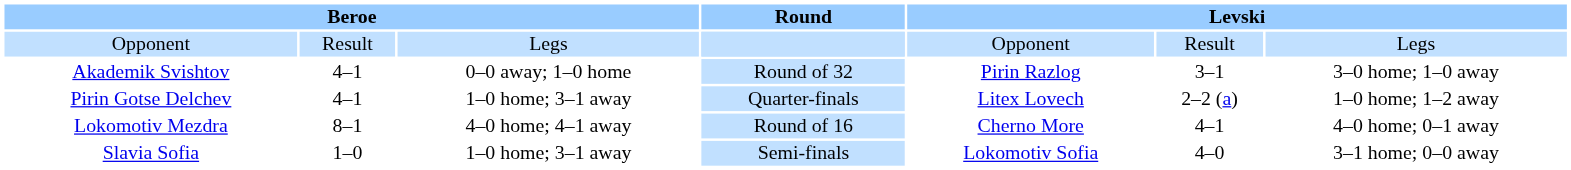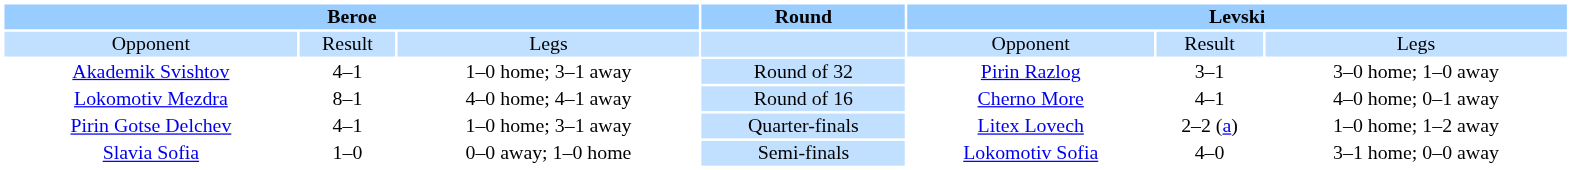(548, 71) 0–0 away; 1–0 home -> (548, 71) 1–0 home; 3–1 away
rows swapped: (151, 125) <-> (151, 98)
(548, 153) 1–0 home; 3–1 away -> (548, 153) 0–0 away; 1–0 home
